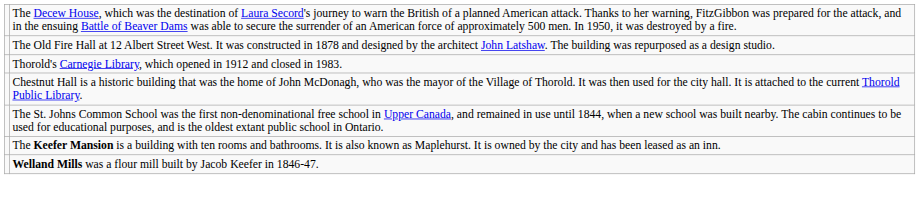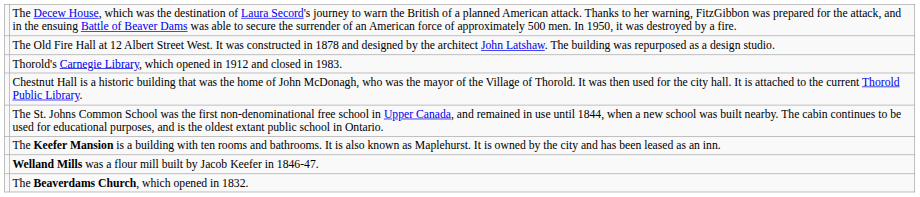+ row: (130, 182)
